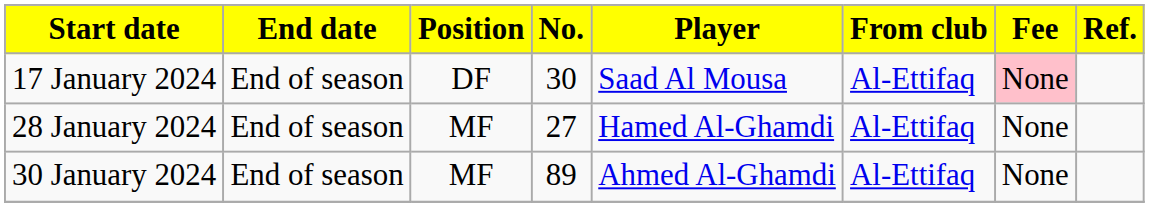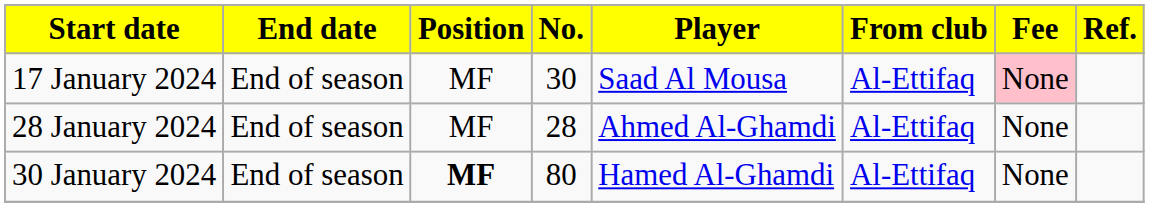(471, 77) DF -> (471, 77) MF
(561, 126) 27 -> (561, 126) 28
(716, 126) Hamed Al-Ghamdi -> (717, 126) Ahmed Al-Ghamdi
(471, 175) normal -> (471, 175) bold
(561, 175) 89 -> (561, 175) 80
(717, 175) Ahmed Al-Ghamdi -> (716, 175) Hamed Al-Ghamdi
